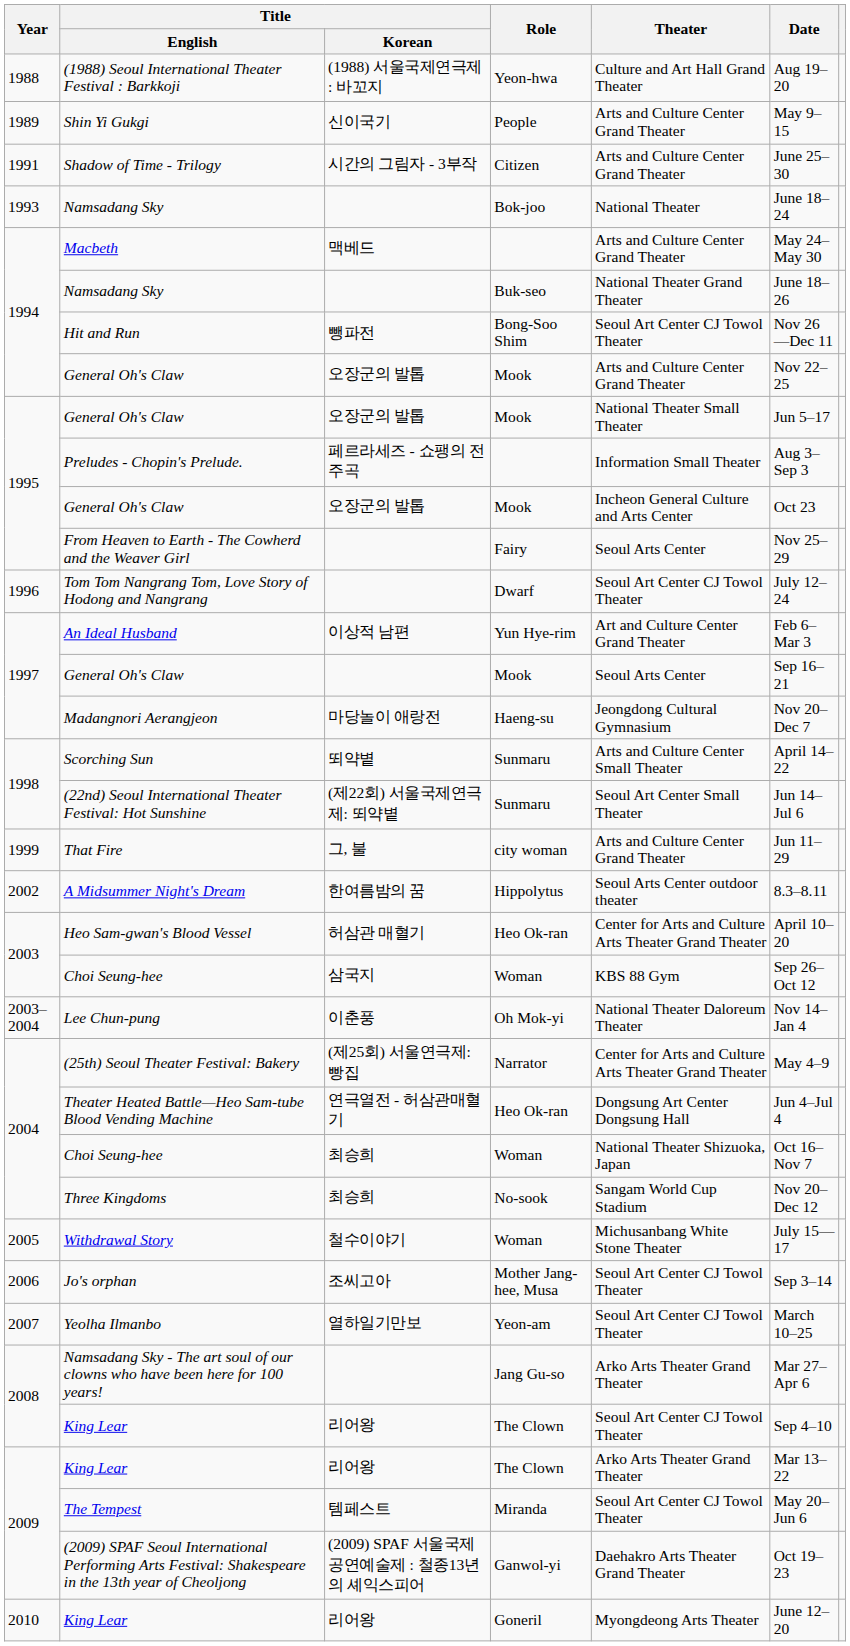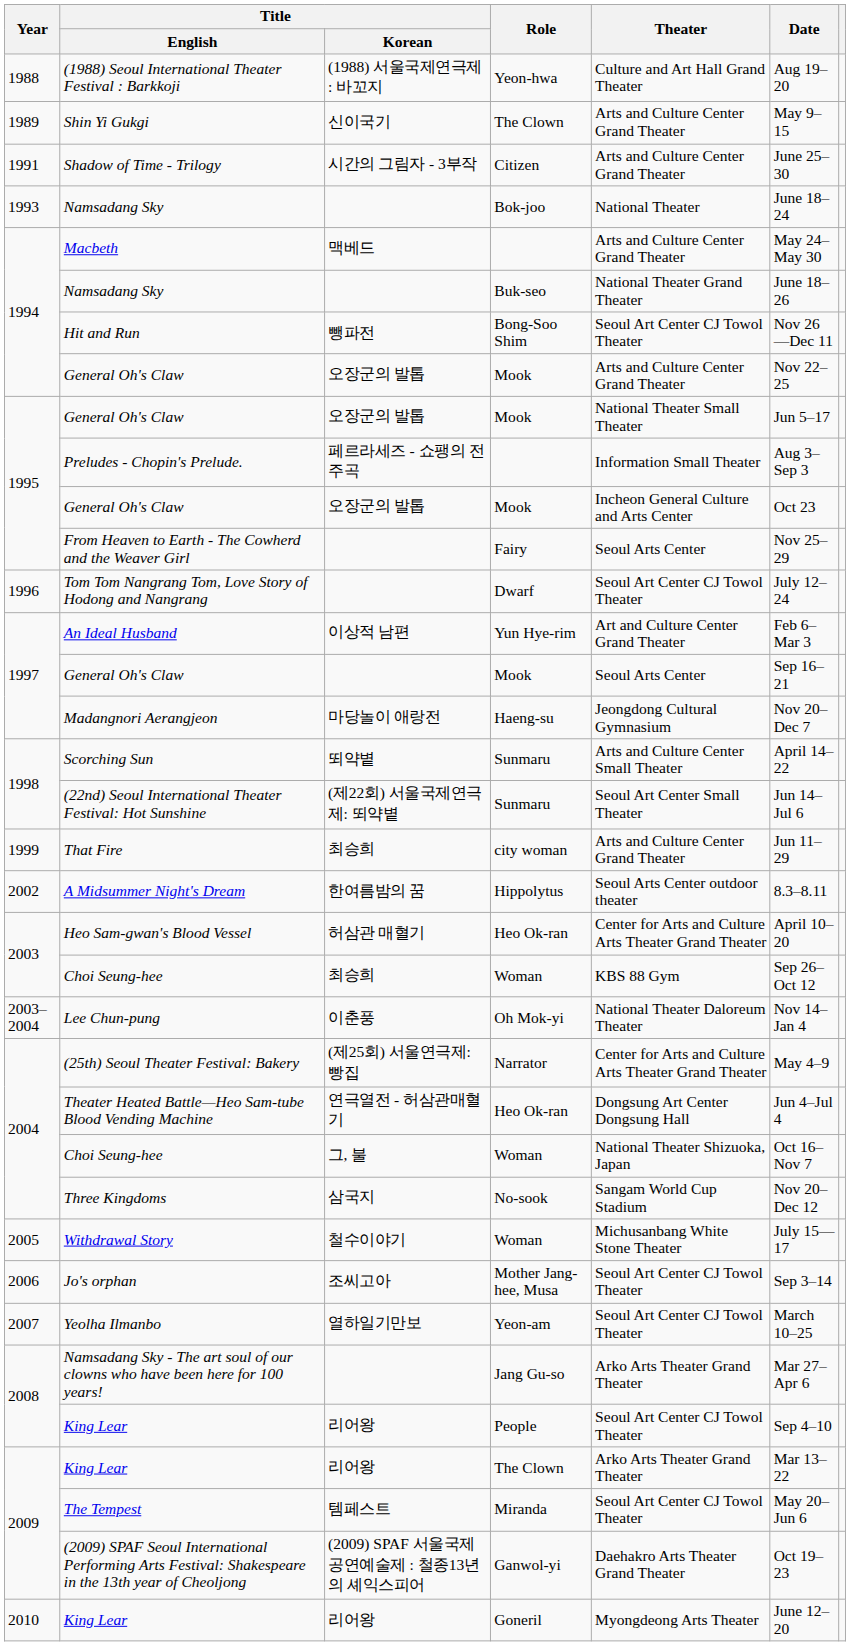(515, 122) People -> (529, 122) The Clown
(347, 849) 그, 불 -> (351, 849) 최승희
(351, 975) 삼국지 -> (351, 975) 최승희
(351, 1155) 최승희 -> (347, 1155) 그, 불
(351, 1197) 최승희 -> (351, 1197) 삼국지
(529, 1425) The Clown -> (515, 1425) People
